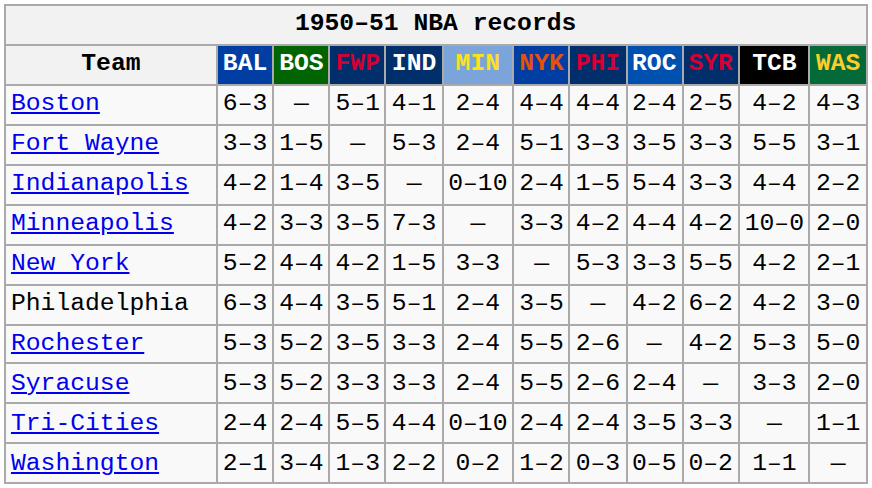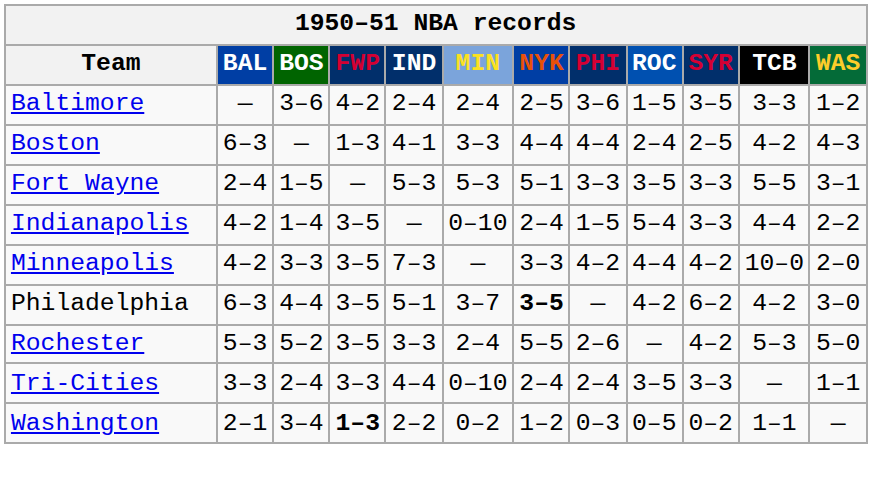+ row: (78, 105)
(358, 105) 5–1 -> (358, 145) 1–3
(478, 105) 2–4 -> (478, 145) 3–3
(245, 145) 3–3 -> (245, 185) 2–4
(478, 145) 2–4 -> (478, 185) 5–3
- row: (70, 265)
(478, 304) 2–4 -> (478, 304) 3–7
(542, 304) normal -> (542, 304) bold
- row: (70, 384)
(245, 424) 2–4 -> (245, 384) 3–3
(358, 424) 5–5 -> (358, 384) 3–3
(358, 464) normal -> (358, 424) bold
